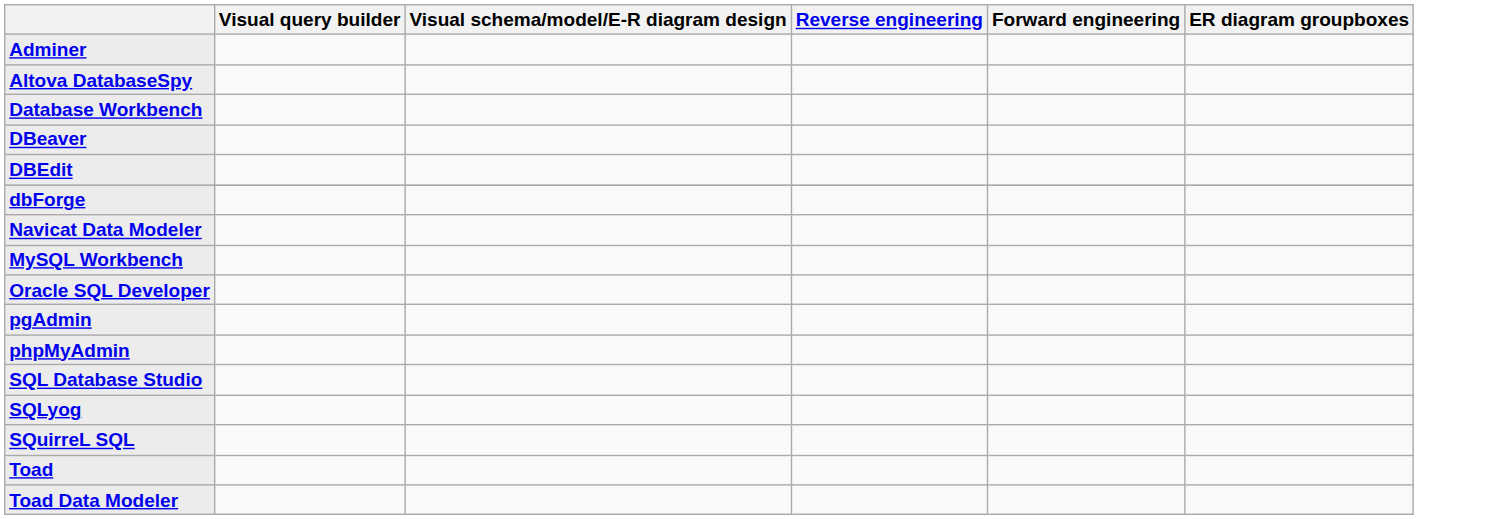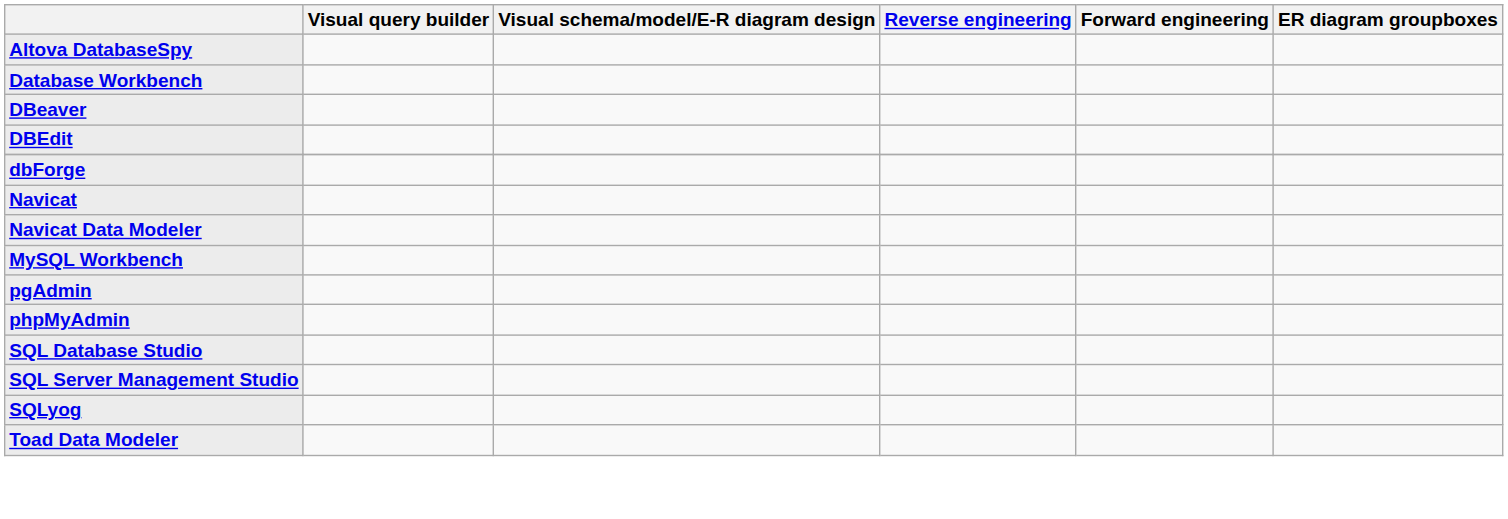- row: (48, 49)
+ row: (43, 199)
- row: (110, 289)
+ row: (154, 379)
- row: (72, 439)
- row: (31, 469)
